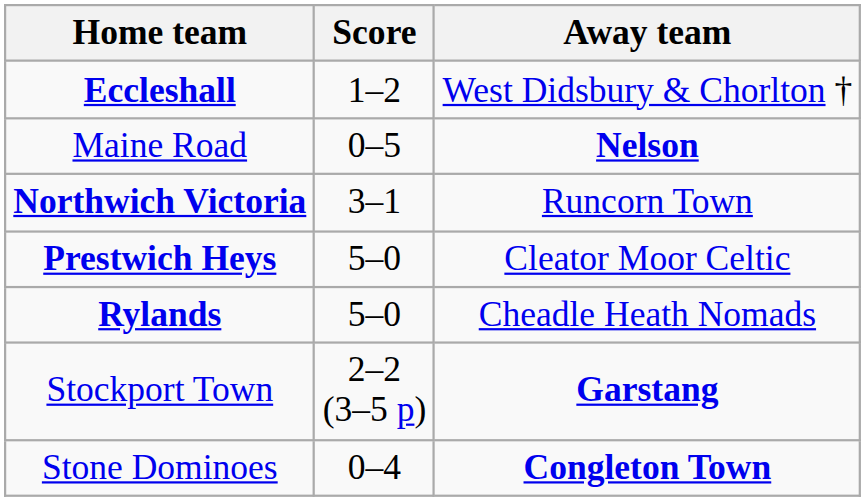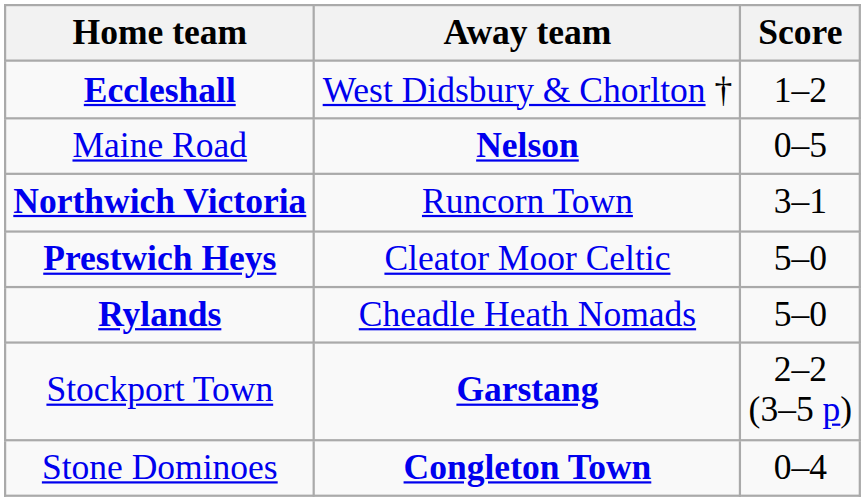columns swapped: (374, 32) <-> (647, 32)
